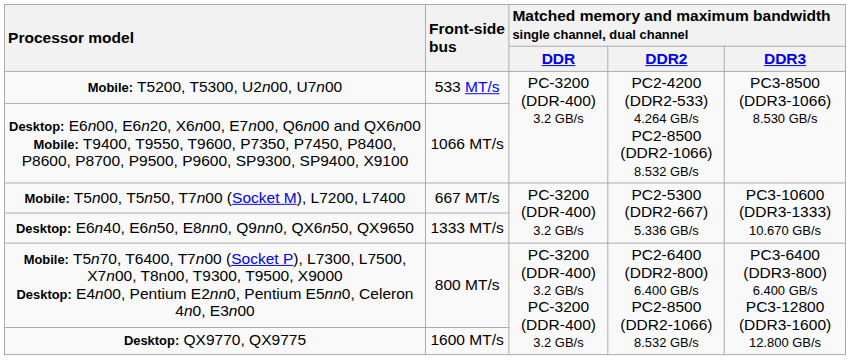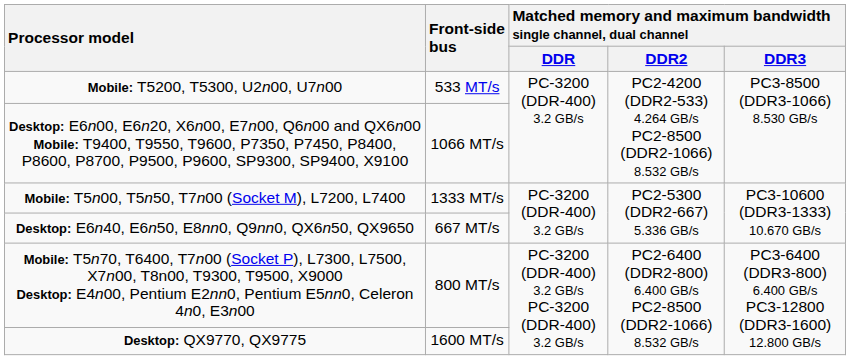(467, 197) 667 MT/s -> (467, 197) 1333 MT/s
(467, 227) 1333 MT/s -> (467, 227) 667 MT/s
